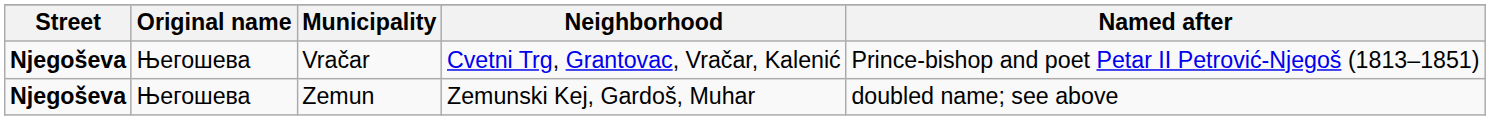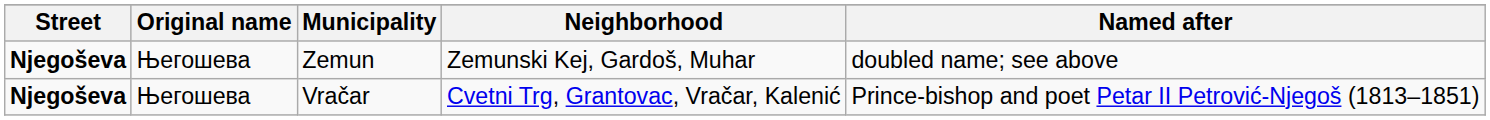rows swapped: (336, 59) <-> (338, 96)
